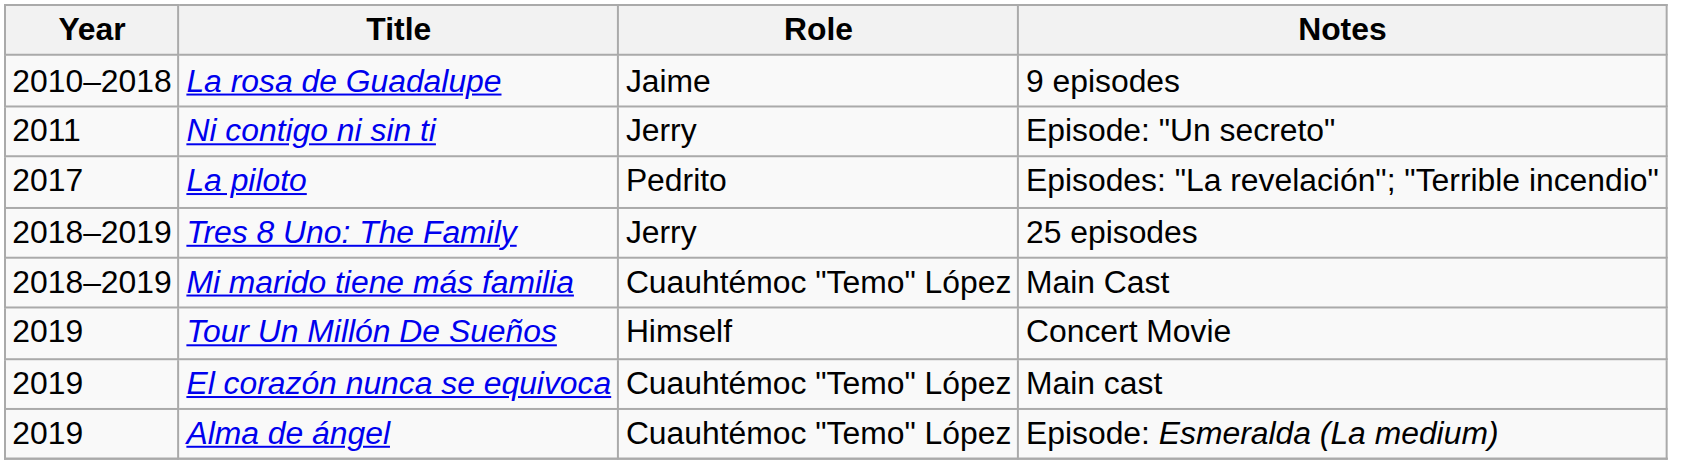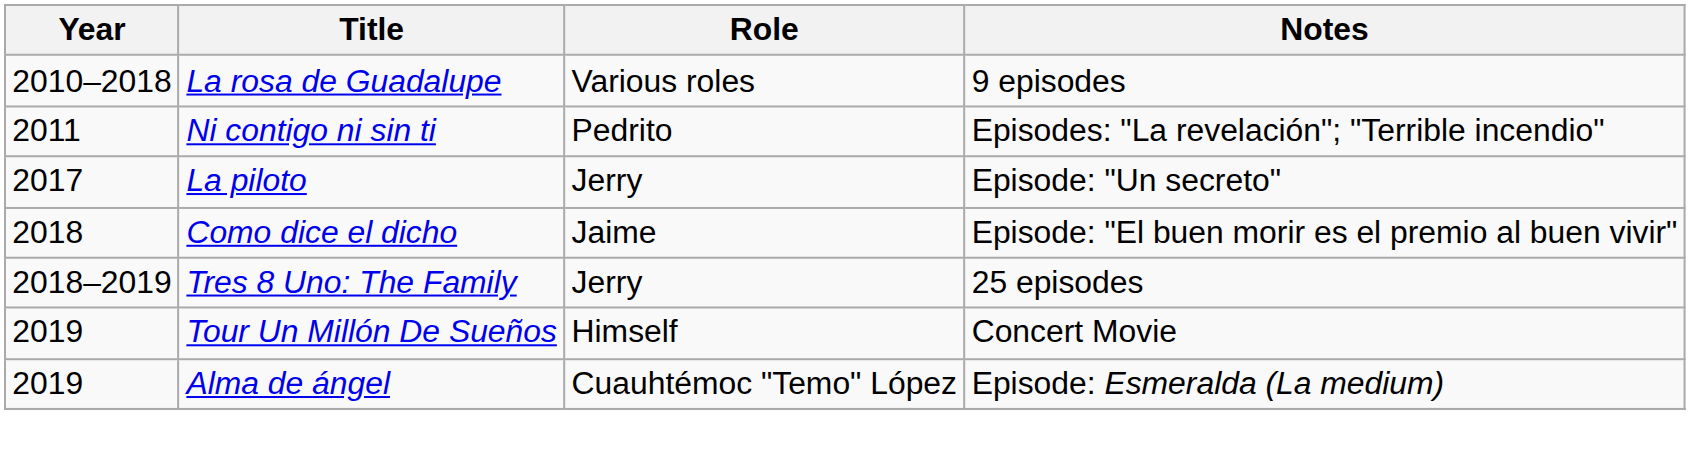(668, 80) Jaime -> (663, 80) Various roles
(661, 130) Jerry -> (622, 130) Pedrito
(1181, 130) Episode: "Un secreto" -> (1288, 130) Episodes: "La revelación"; "Terrible incendio"
(676, 181) Pedrito -> (607, 181) Jerry
(1342, 181) Episodes: "La revelación"; "Terrible incendio" -> (1126, 181) Episode: "Un secreto"
+ row: (322, 231)
- row: (380, 282)
- row: (399, 383)
